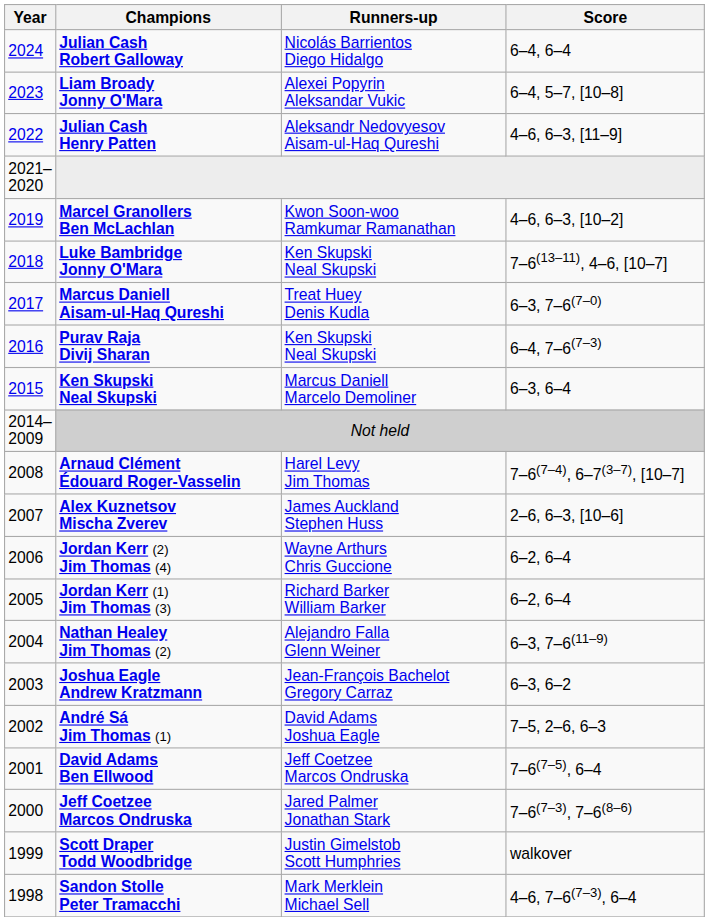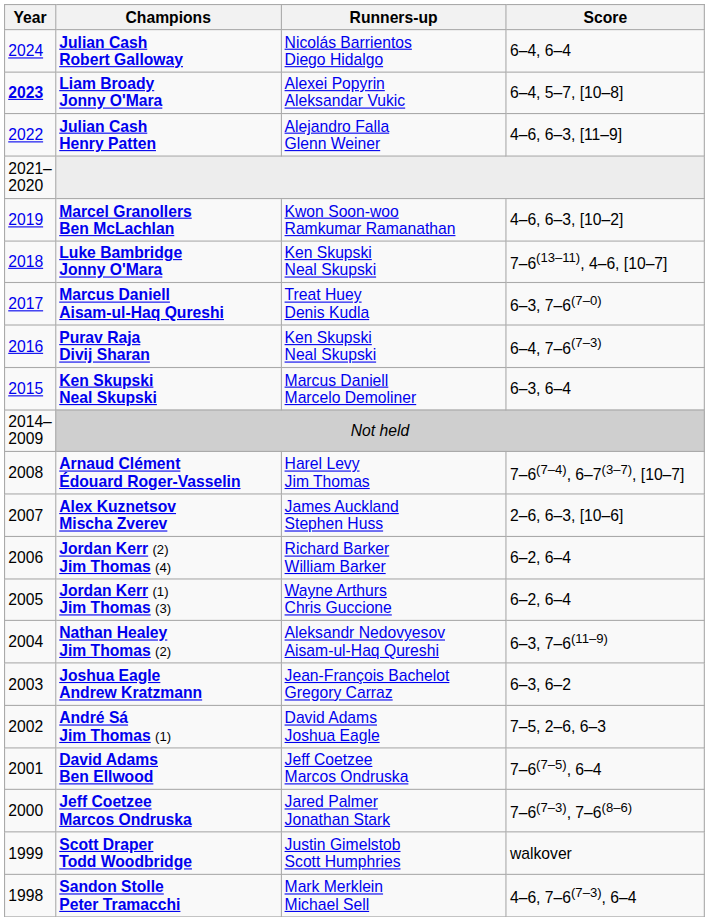(26, 93) normal -> (26, 93) bold
(365, 135) Aleksandr Nedovyesov Aisam-ul-Haq Qureshi -> (337, 135) Alejandro Falla Glenn Weiner
(338, 558) Wayne Arthurs Chris Guccione -> (337, 558) Richard Barker William Barker
(337, 600) Richard Barker William Barker -> (338, 600) Wayne Arthurs Chris Guccione
(337, 642) Alejandro Falla Glenn Weiner -> (365, 642) Aleksandr Nedovyesov Aisam-ul-Haq Qureshi
